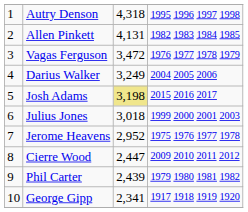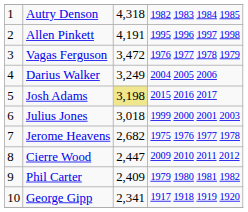(195, 14) 1995 1996 1997 1998 -> (195, 14) 1982 1983 1984 1985
(131, 34) 4,131 -> (131, 34) 4,191
(195, 34) 1982 1983 1984 1985 -> (195, 34) 1995 1996 1997 1998
(131, 136) 2,952 -> (131, 136) 2,682
(131, 177) 2,439 -> (131, 177) 2,409
